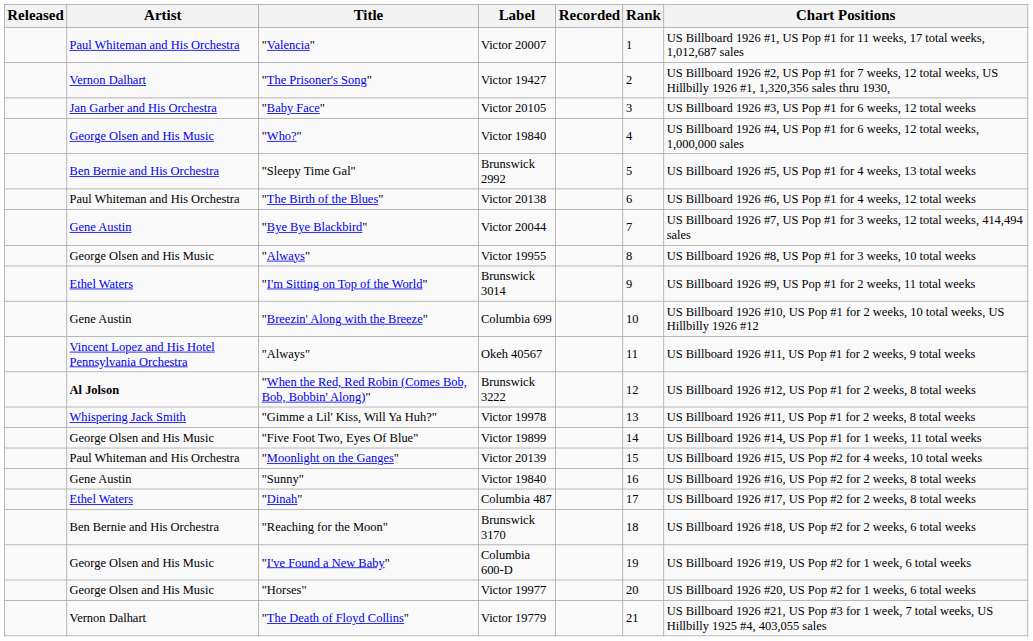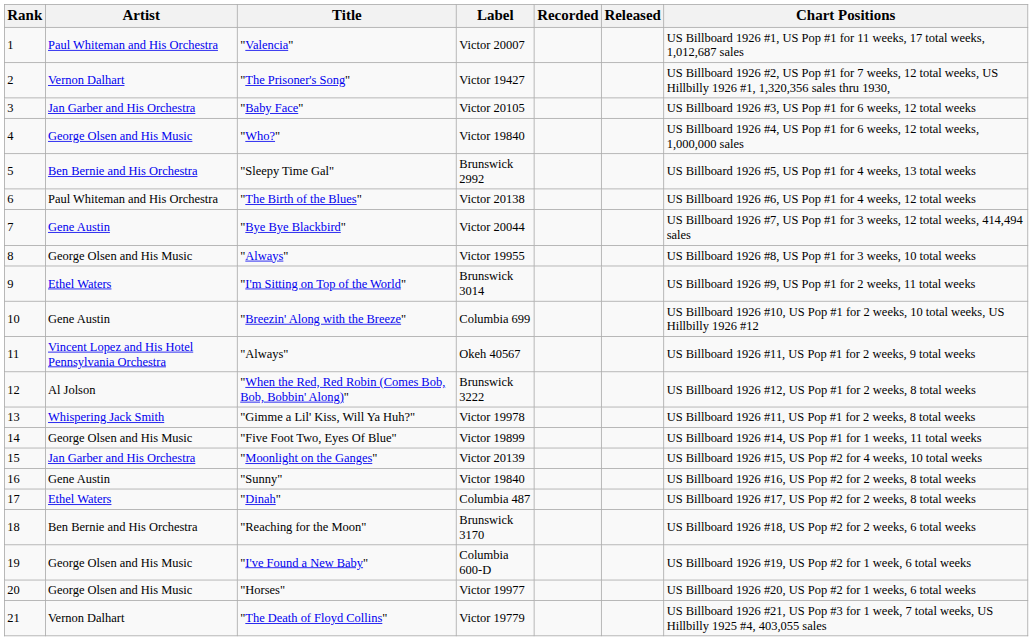columns swapped: (643, 16) <-> (36, 16)
(94, 389) bold -> (72, 389) normal
(155, 458) Paul Whiteman and His Orchestra -> (122, 458) Jan Garber and His Orchestra
